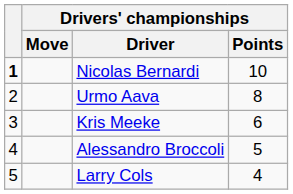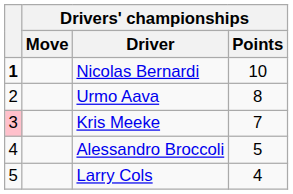(13, 123) no background -> (13, 123) pink background
(258, 123) 6 -> (258, 123) 7
